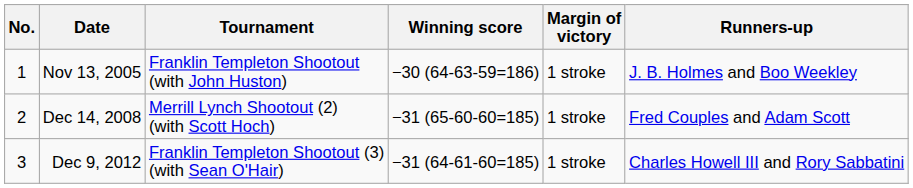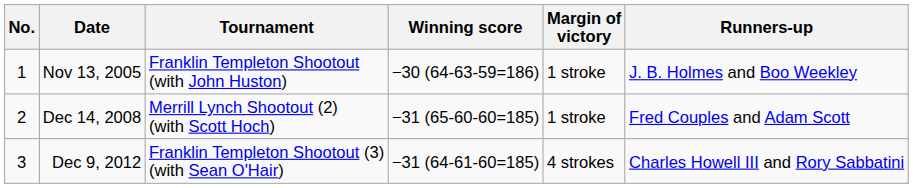(576, 161) 1 stroke -> (580, 161) 4 strokes
